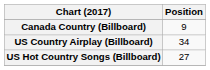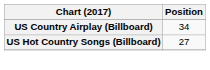- row: (84, 27)
